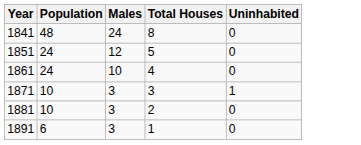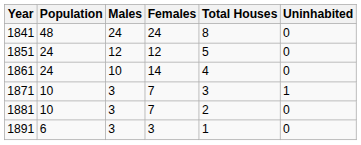+ column: (172, 14)
